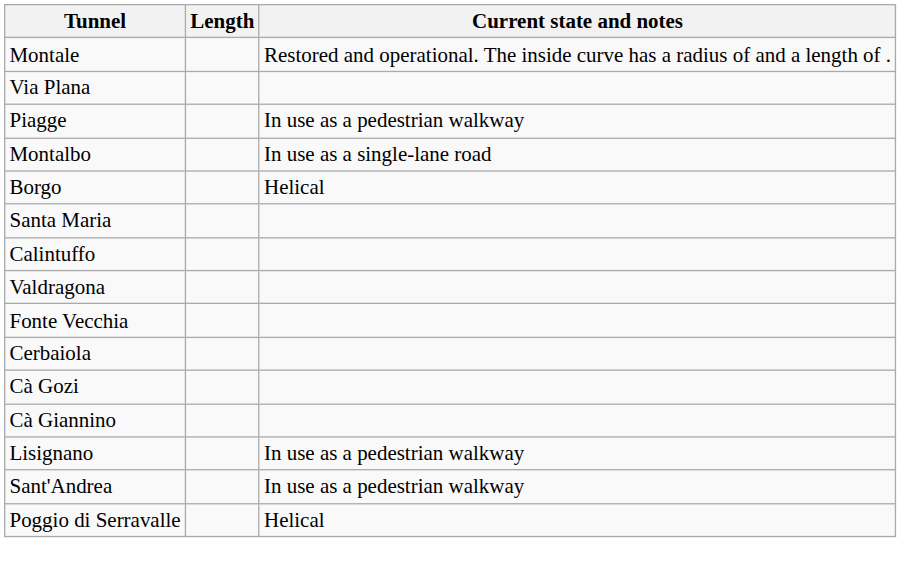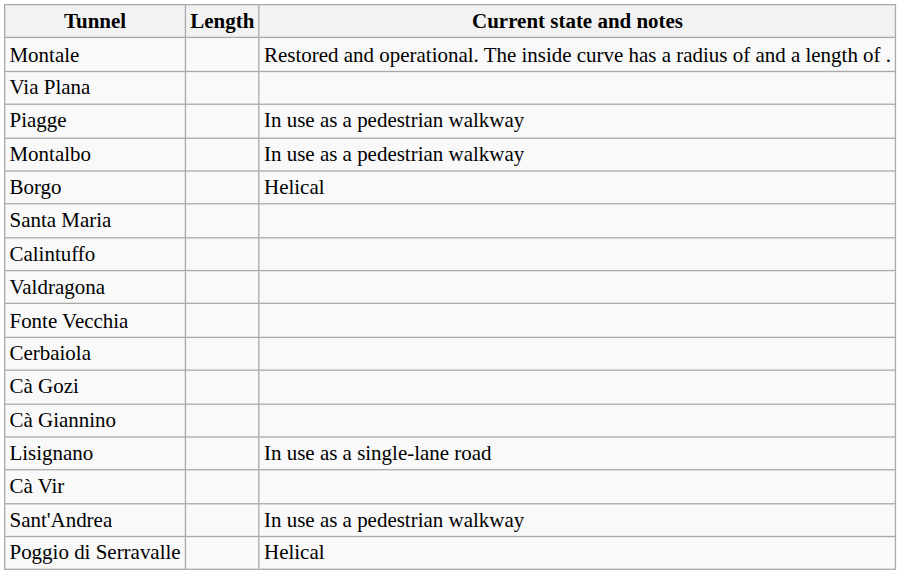(378, 154) In use as a single-lane road -> (394, 154) In use as a pedestrian walkway
(394, 453) In use as a pedestrian walkway -> (378, 453) In use as a single-lane road
+ row: (37, 486)
